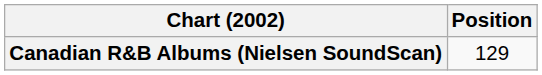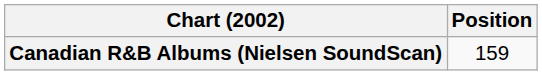(492, 53) 129 -> (492, 53) 159
